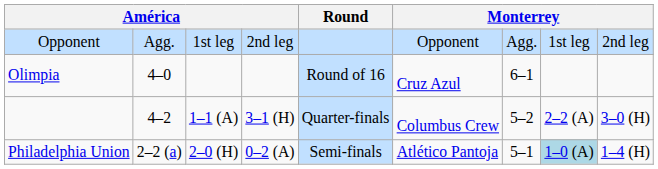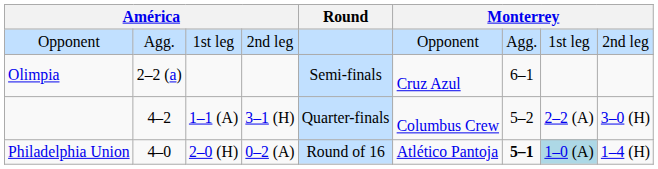(159, 75) 4–0 -> (159, 75) 2–2 (a)
(346, 75) Round of 16 -> (346, 75) Semi-finals
(159, 151) 2–2 (a) -> (159, 151) 4–0
(346, 151) Semi-finals -> (346, 151) Round of 16
(522, 151) normal -> (522, 151) bold
